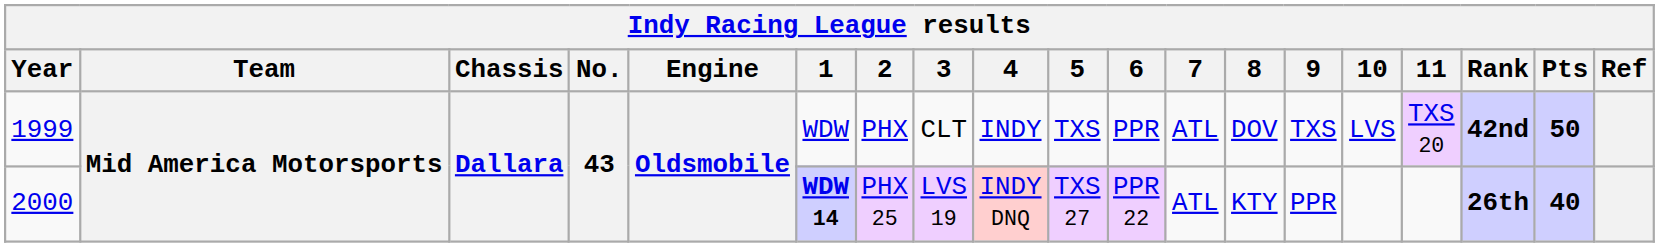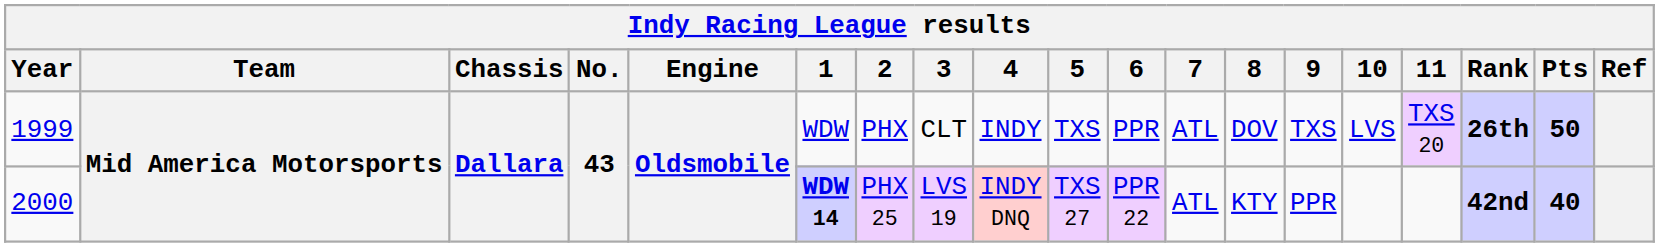(1498, 129) 42nd -> (1498, 129) 26th
(1498, 203) 26th -> (1498, 203) 42nd
